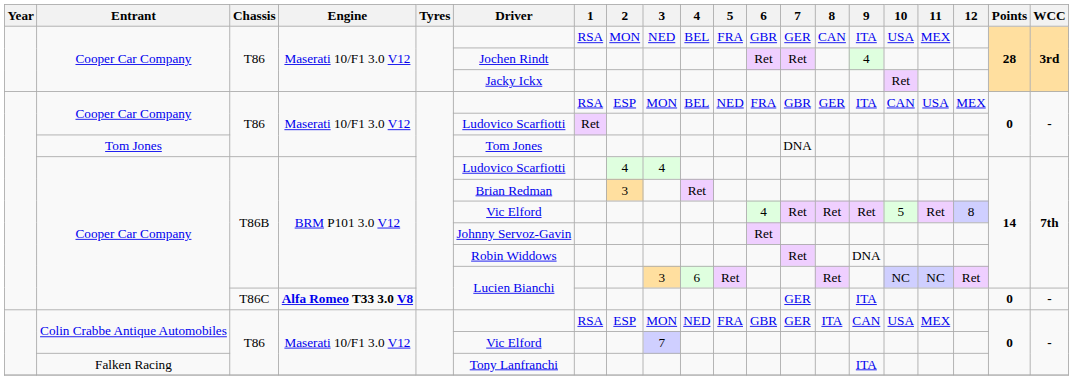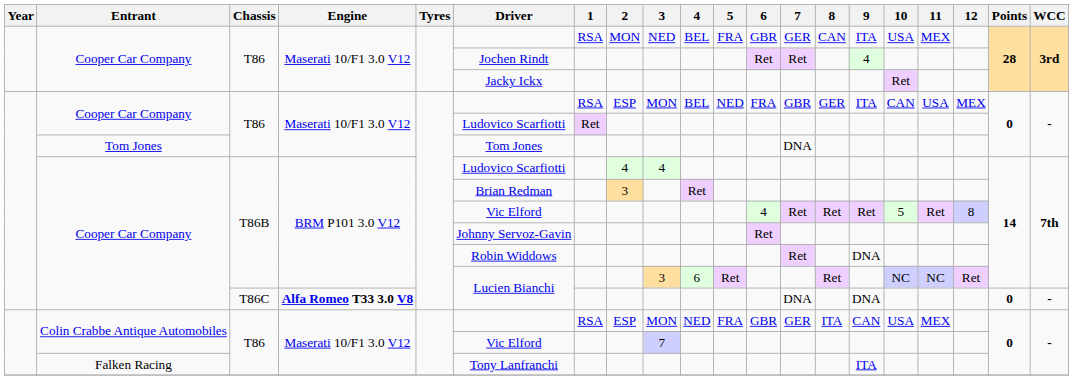(798, 299) GER -> (798, 299) DNA
(866, 299) ITA -> (866, 299) DNA
